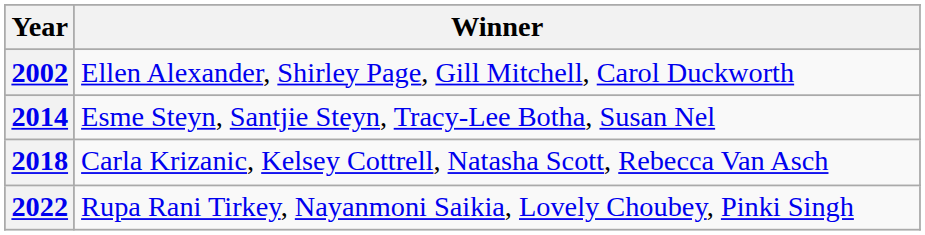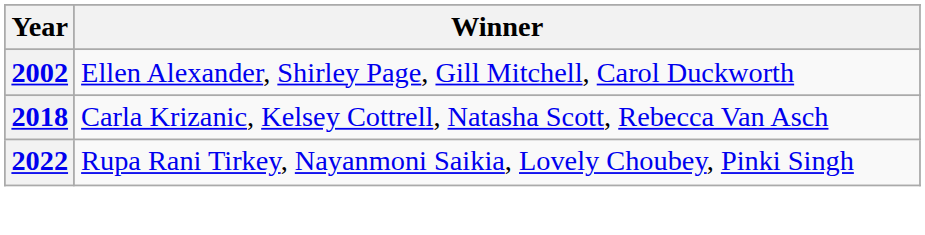- row: (40, 116)
